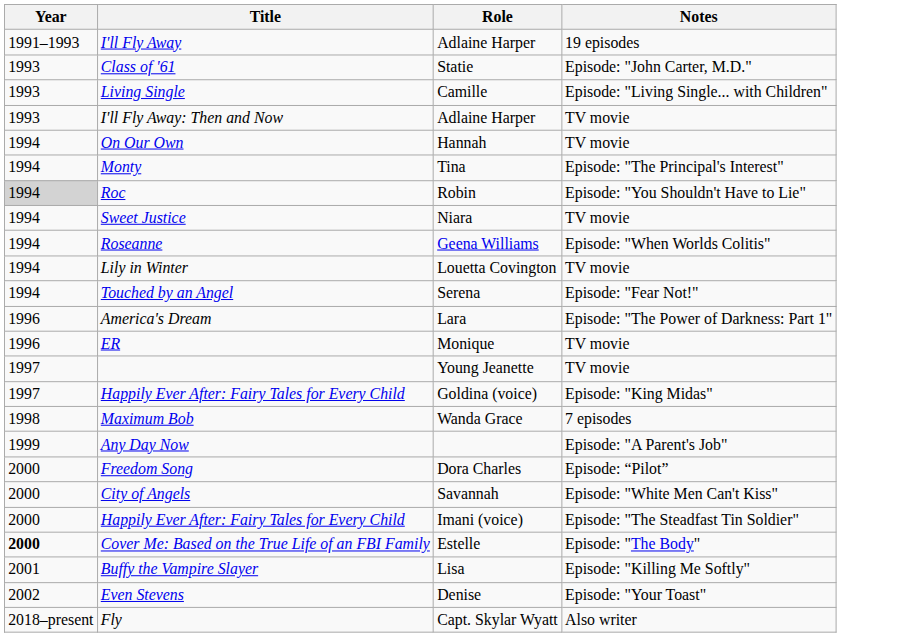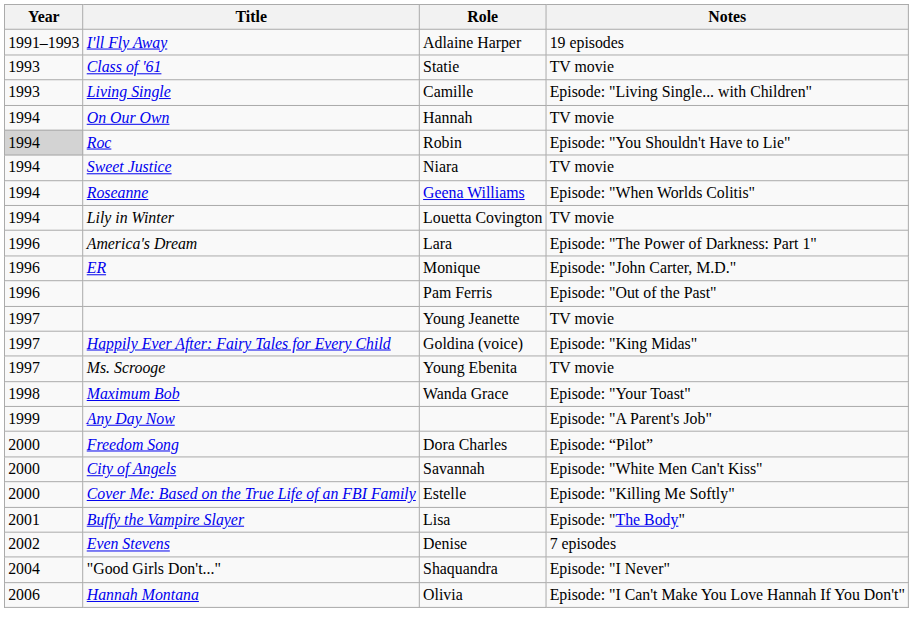(658, 67) Episode: "John Carter, M.D." -> (582, 67) TV movie
- row: (192, 117)
- row: (121, 167)
- row: (167, 293)
(597, 343) TV movie -> (643, 268) Episode: "John Carter, M.D."
+ row: (251, 293)
+ row: (126, 368)
(598, 419) 7 episodes -> (620, 393) Episode: "Your Toast"
- row: (253, 519)
(24, 544) bold -> (24, 494) normal
(633, 544) Episode: "The Body" -> (642, 494) Episode: "Killing Me Softly"
(658, 569) Episode: "Killing Me Softly" -> (617, 519) Episode: "The Body"
(636, 594) Episode: "Your Toast" -> (583, 544) 7 episodes
+ row: (154, 569)
+ row: (143, 594)
- row: (111, 619)
